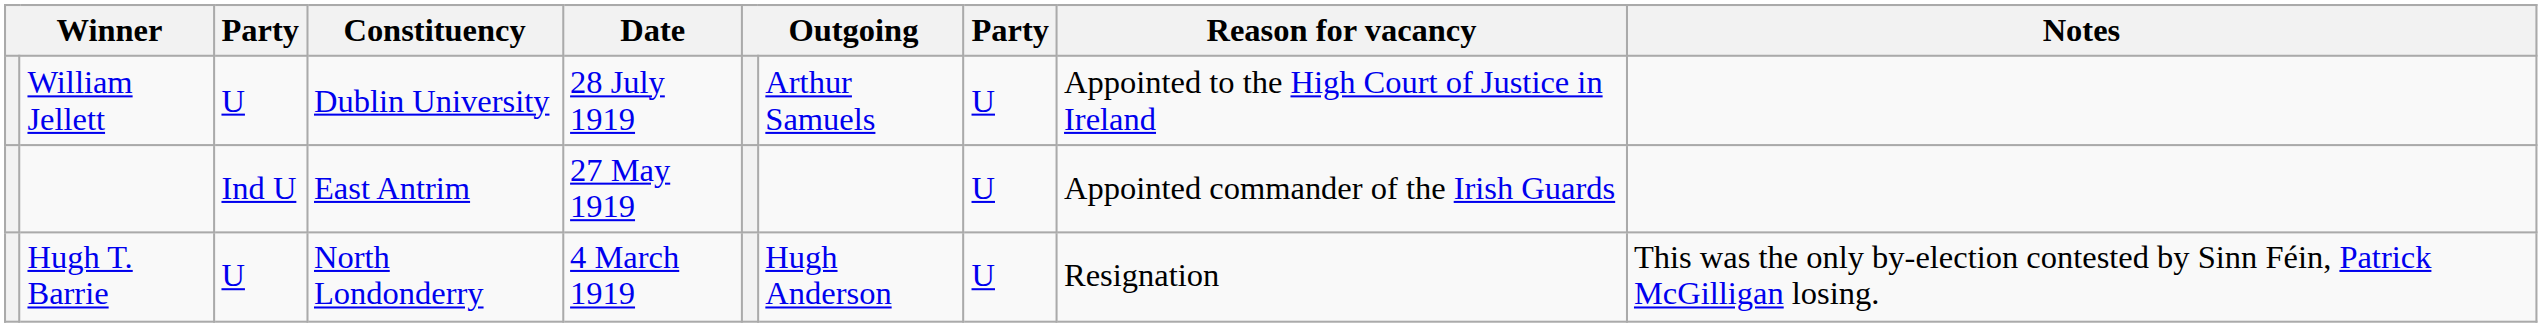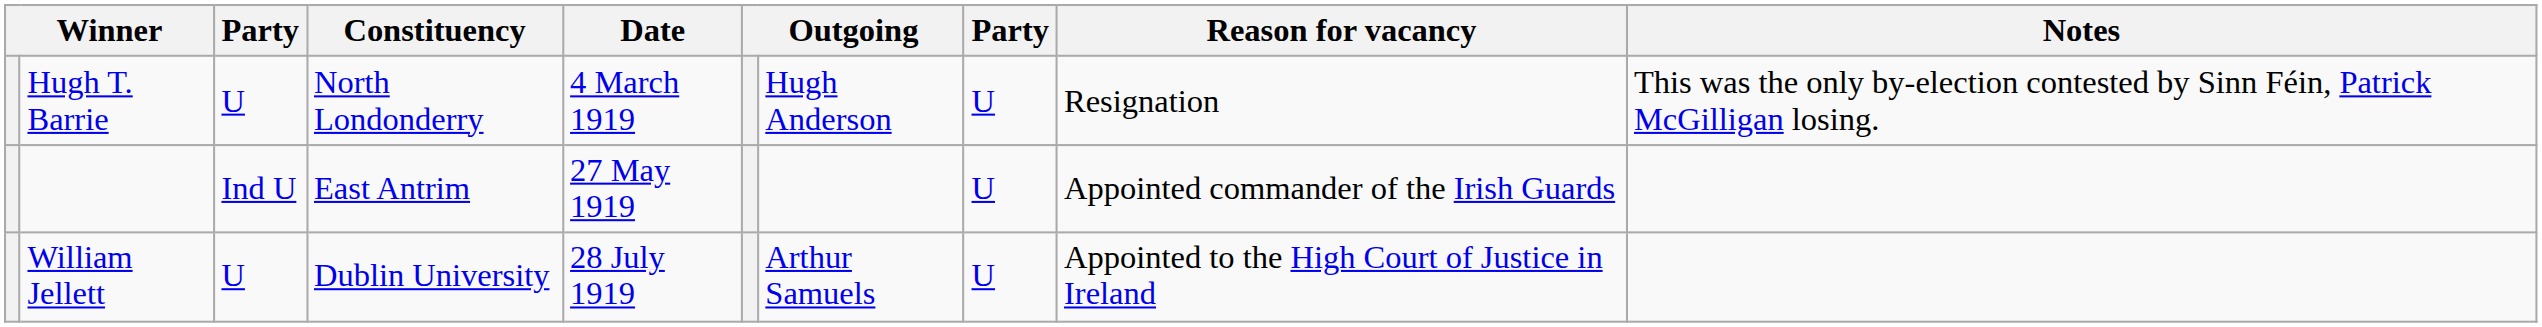rows swapped: (80, 276) <-> (80, 100)
